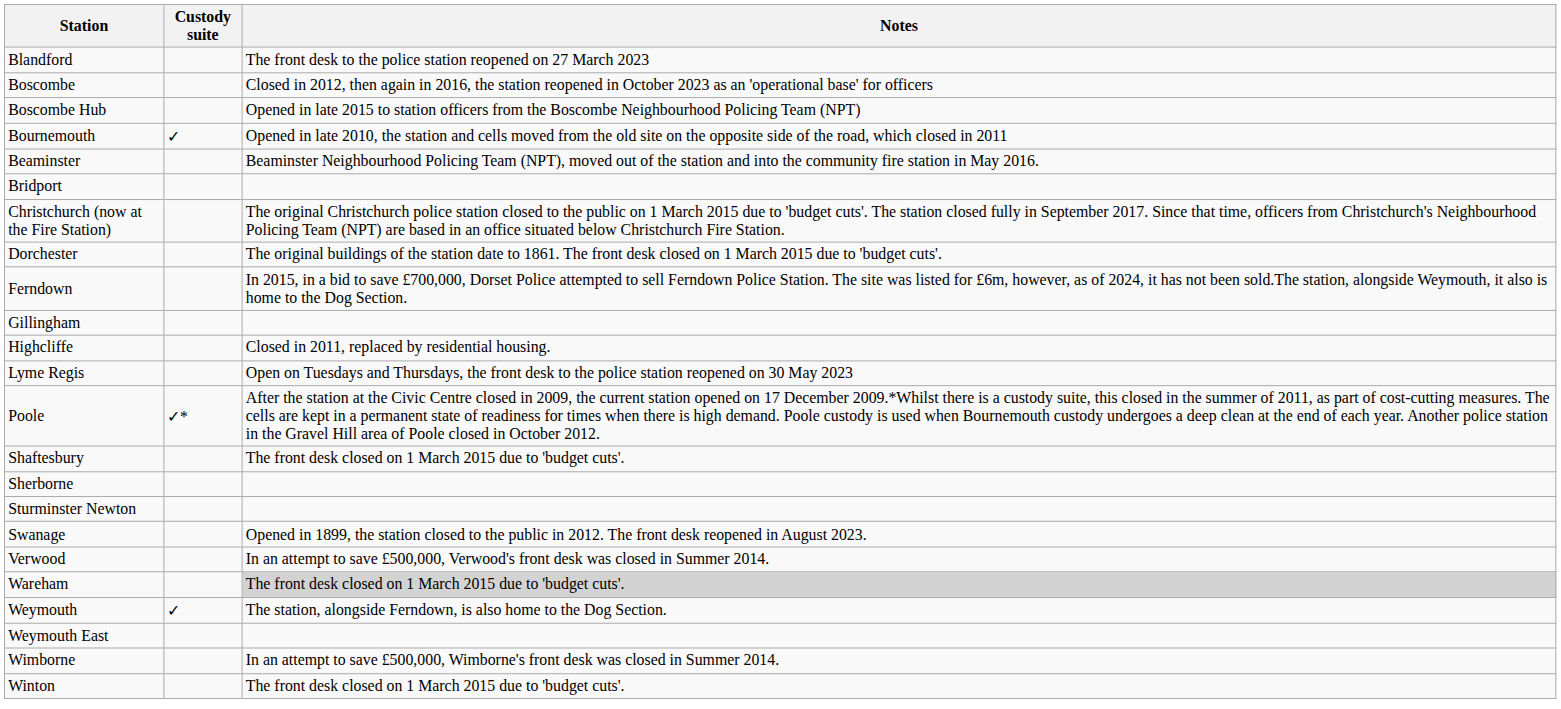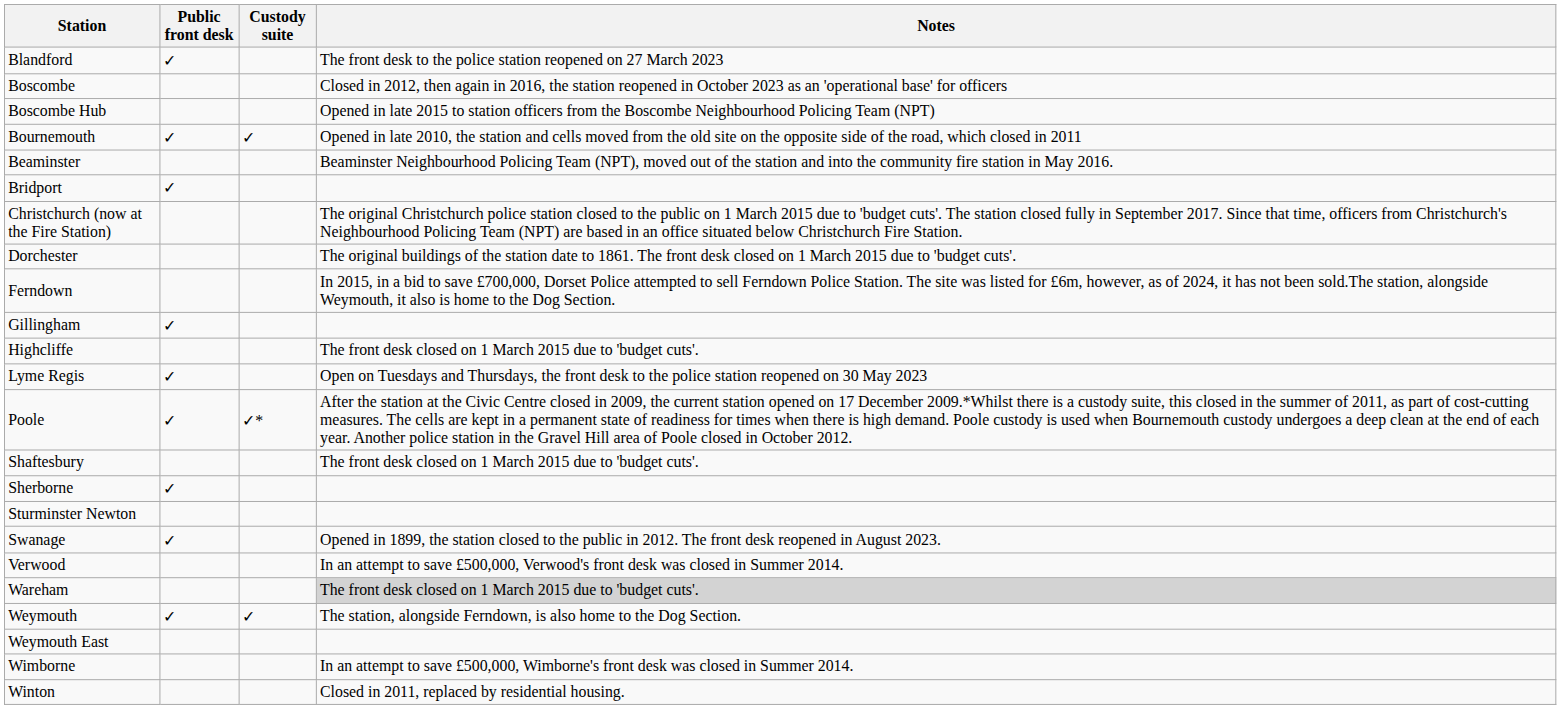+ column: (199, 25)
(398, 347) Closed in 2011, replaced by residential housing. -> (509, 350) The front desk closed on 1 March 2015 due to 'budget cuts'.
(435, 685) The front desk closed on 1 March 2015 due to 'budget cuts'. -> (472, 691) Closed in 2011, replaced by residential housing.
